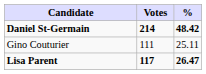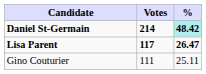(188, 28) no background -> (188, 28) paleturquoise background
rows swapped: (32, 61) <-> (38, 45)
